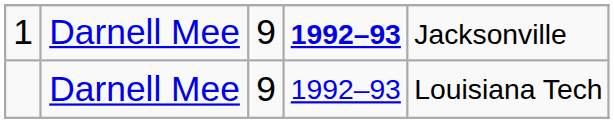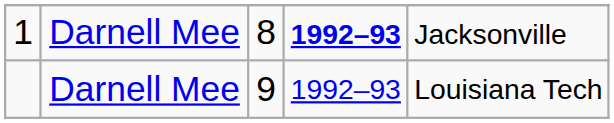(266, 32) 9 -> (266, 32) 8
